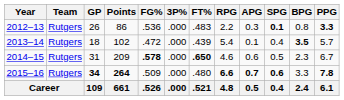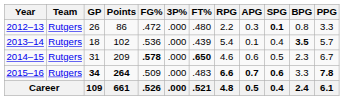(152, 27) .536 -> (152, 27) .472
(202, 27) .483 -> (202, 27) .480
(327, 27) bold -> (327, 27) normal
(152, 42) .472 -> (152, 42) .536
(202, 73) .480 -> (202, 73) .483
